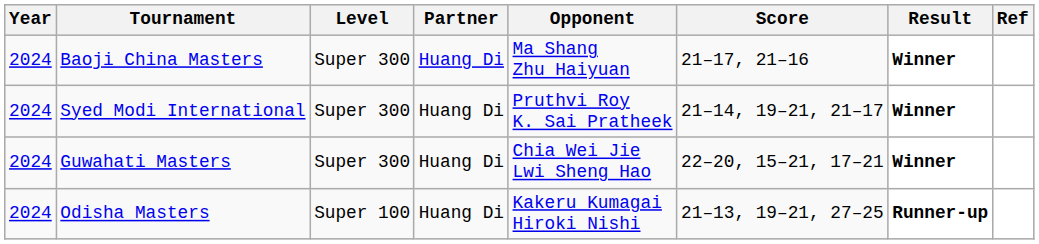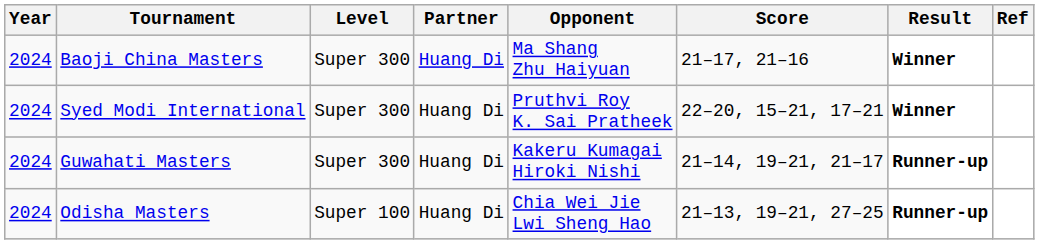(782, 111) 21–14, 19–21, 21–17 -> (782, 111) 22–20, 15–21, 17–21
(582, 162) Chia Wei Jie Lwi Sheng Hao -> (587, 162) Kakeru Kumagai Hiroki Nishi
(782, 162) 22–20, 15–21, 17–21 -> (782, 162) 21–14, 19–21, 21–17
(924, 162) Winner -> (940, 162) Runner-up
(587, 213) Kakeru Kumagai Hiroki Nishi -> (582, 213) Chia Wei Jie Lwi Sheng Hao
